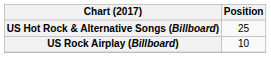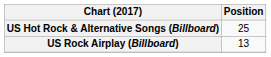(244, 44) 10 -> (244, 44) 13
